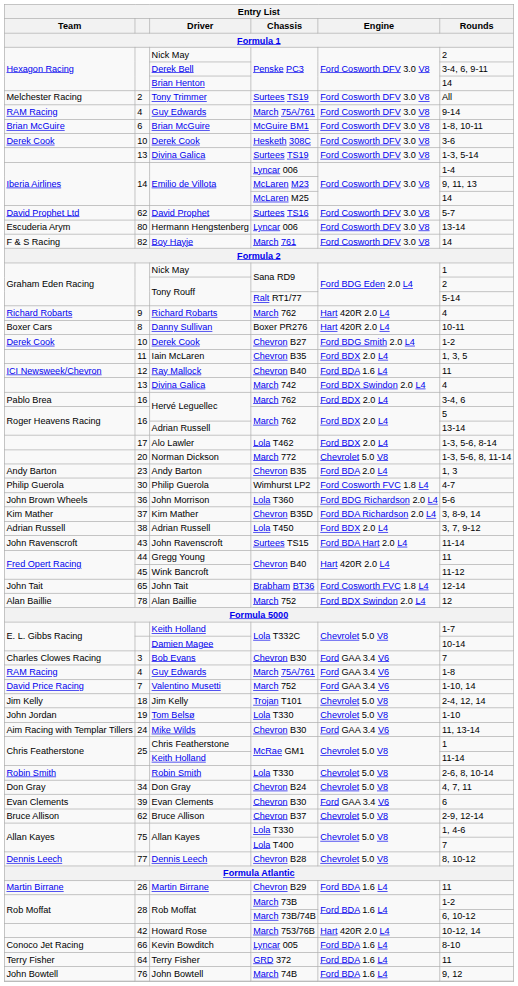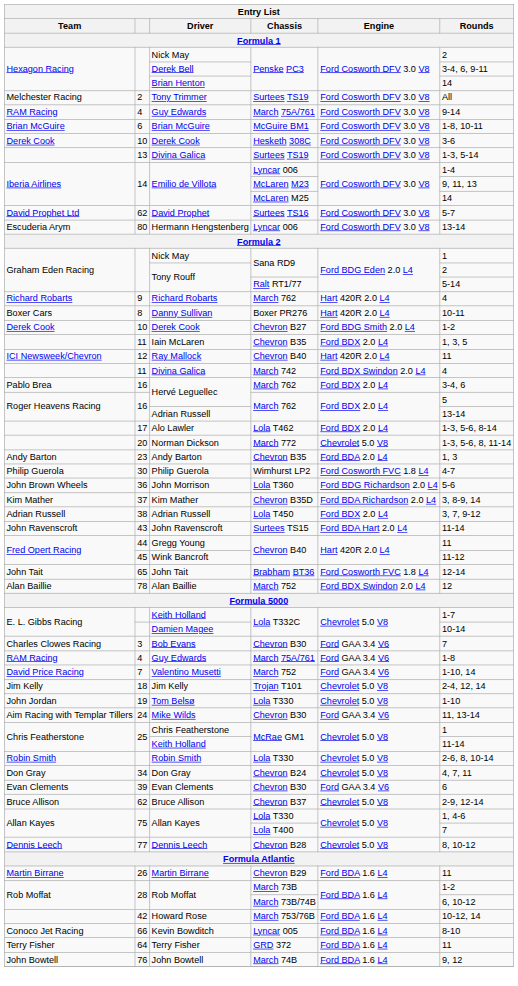- row: (172, 241)
(354, 370) Ford BDA 1.6 L4 -> (355, 356) Hart 420R 2.0 L4
(142, 385) 13 -> (142, 370) 11
(355, 930) Hart 420R 2.0 L4 -> (354, 916) Ford BDA 1.6 L4
